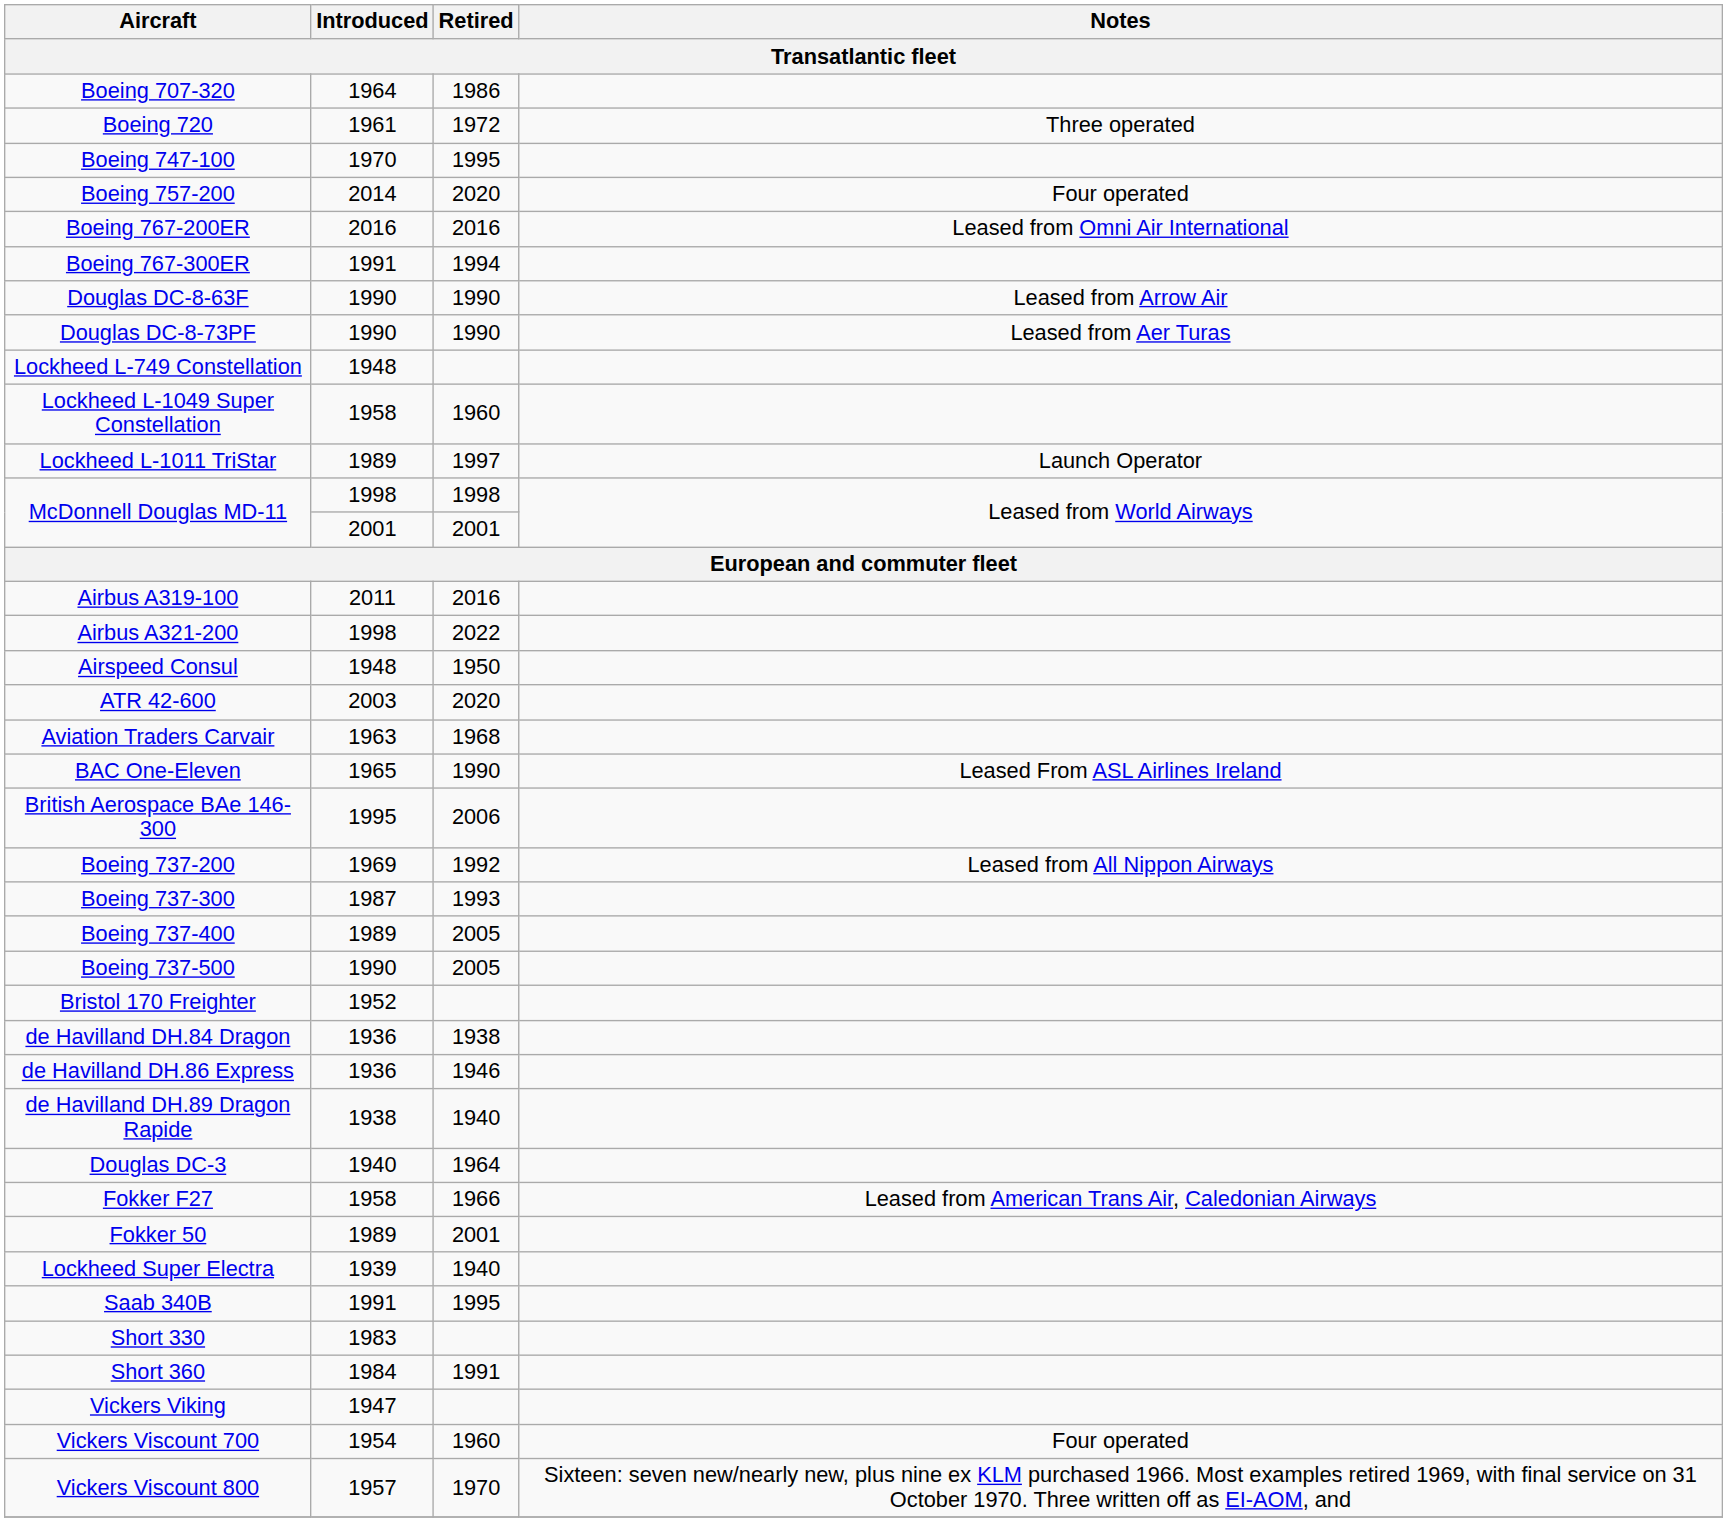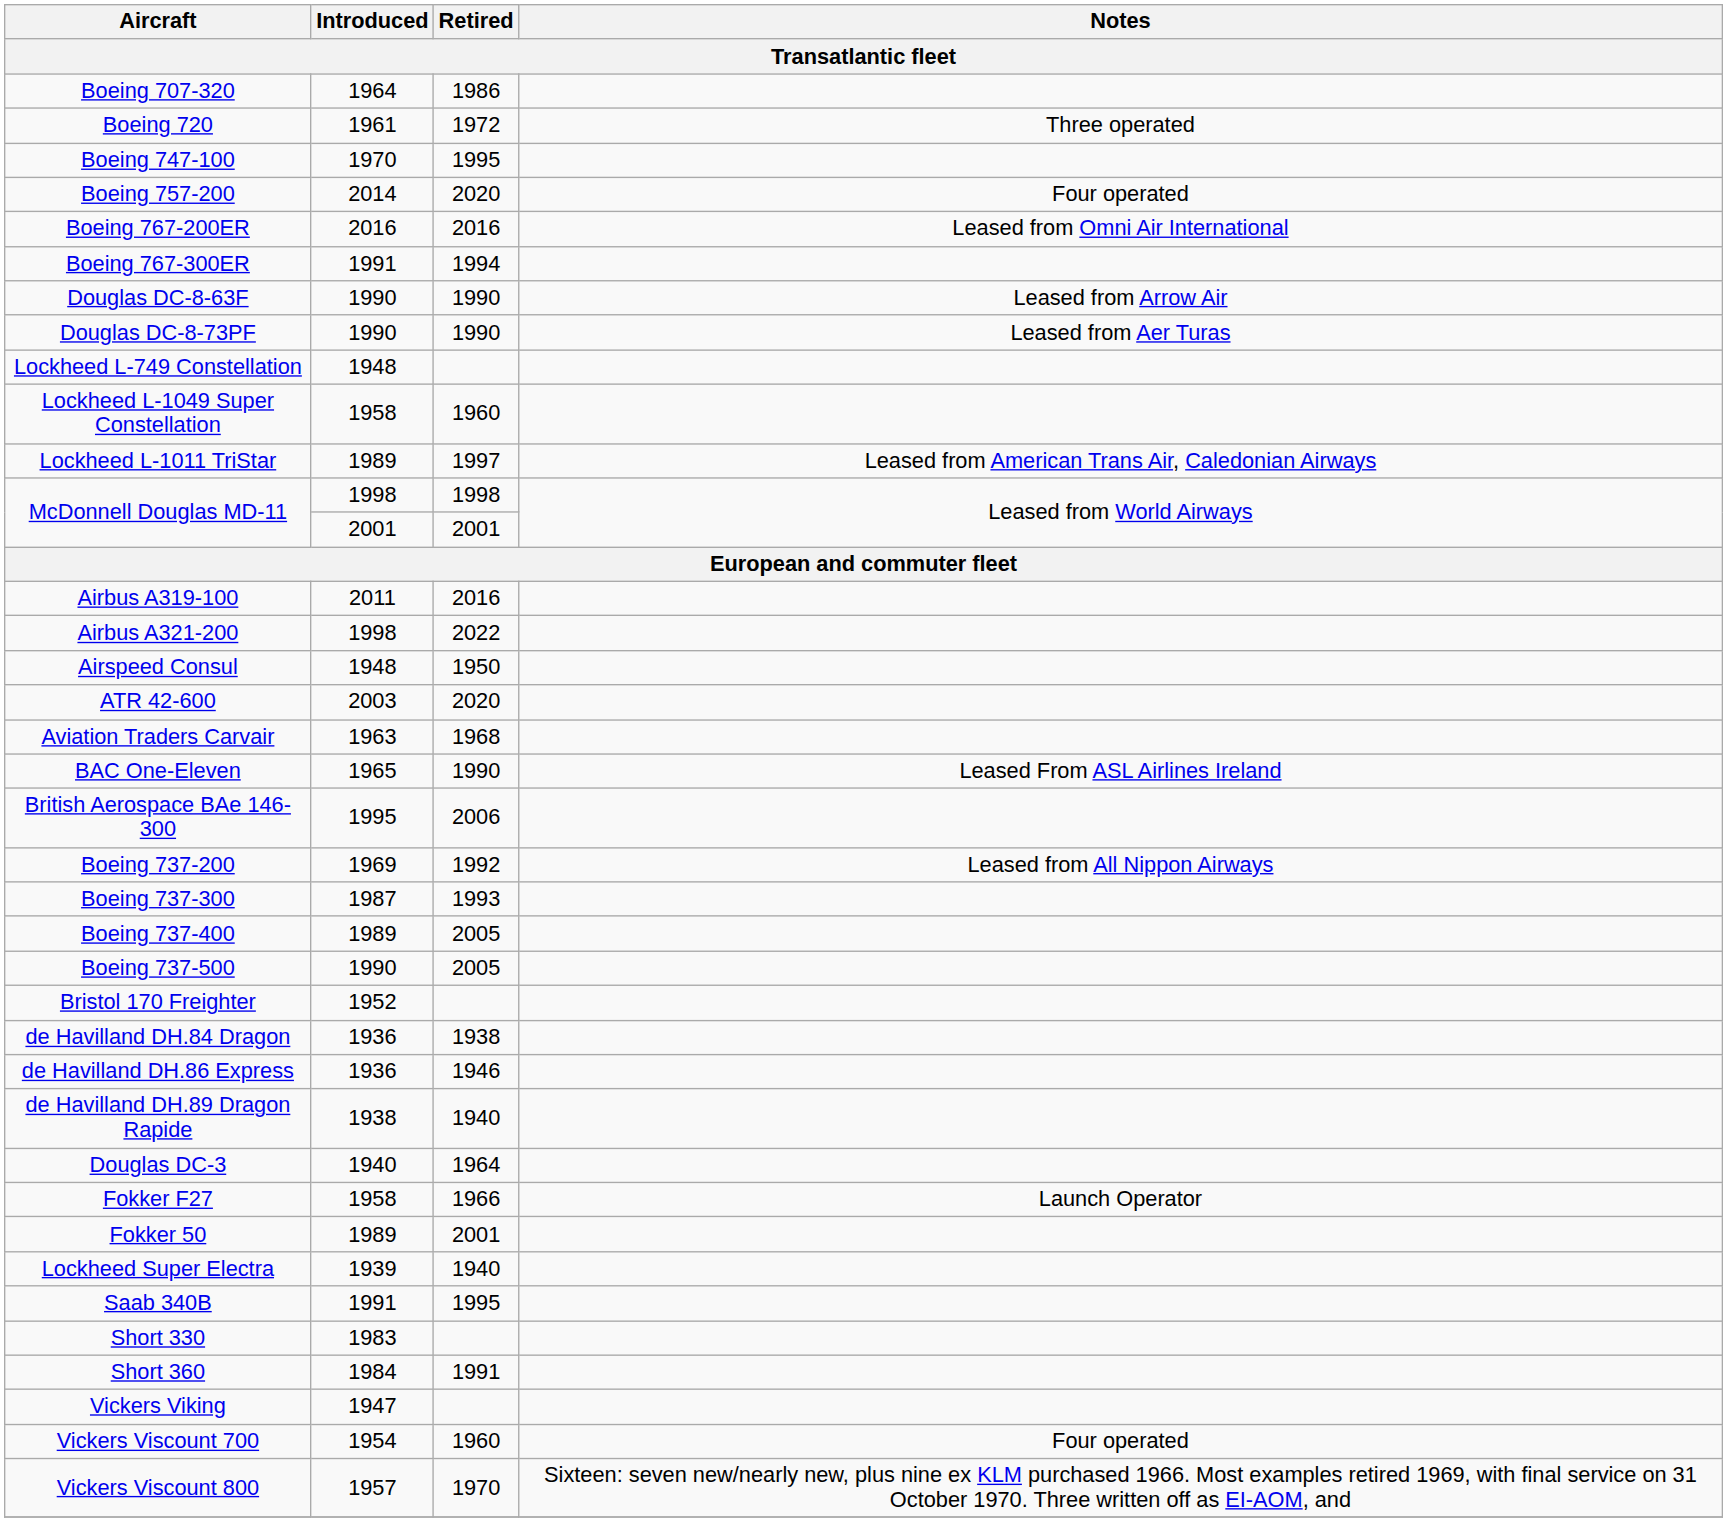(1120, 460) Launch Operator -> (1120, 460) Leased from American Trans Air, Caledonian Airways
(1120, 1199) Leased from American Trans Air, Caledonian Airways -> (1120, 1199) Launch Operator
